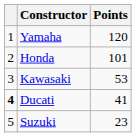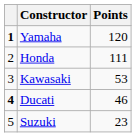(11, 36) normal -> (11, 36) bold
(118, 57) 101 -> (119, 57) 111
(121, 100) 41 -> (121, 100) 46
